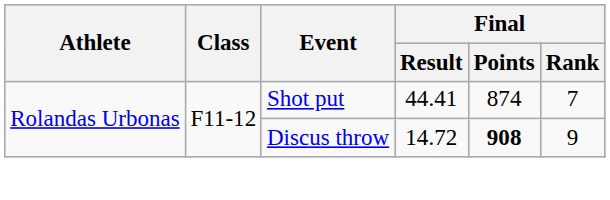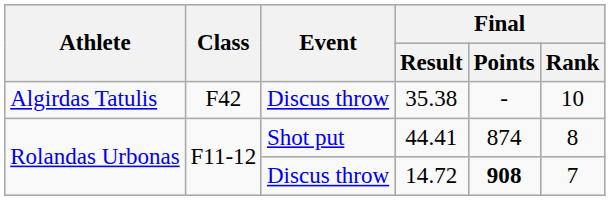+ row: (431, 99)
(573, 99) 7 -> (573, 137) 8
(573, 137) 9 -> (573, 175) 7
